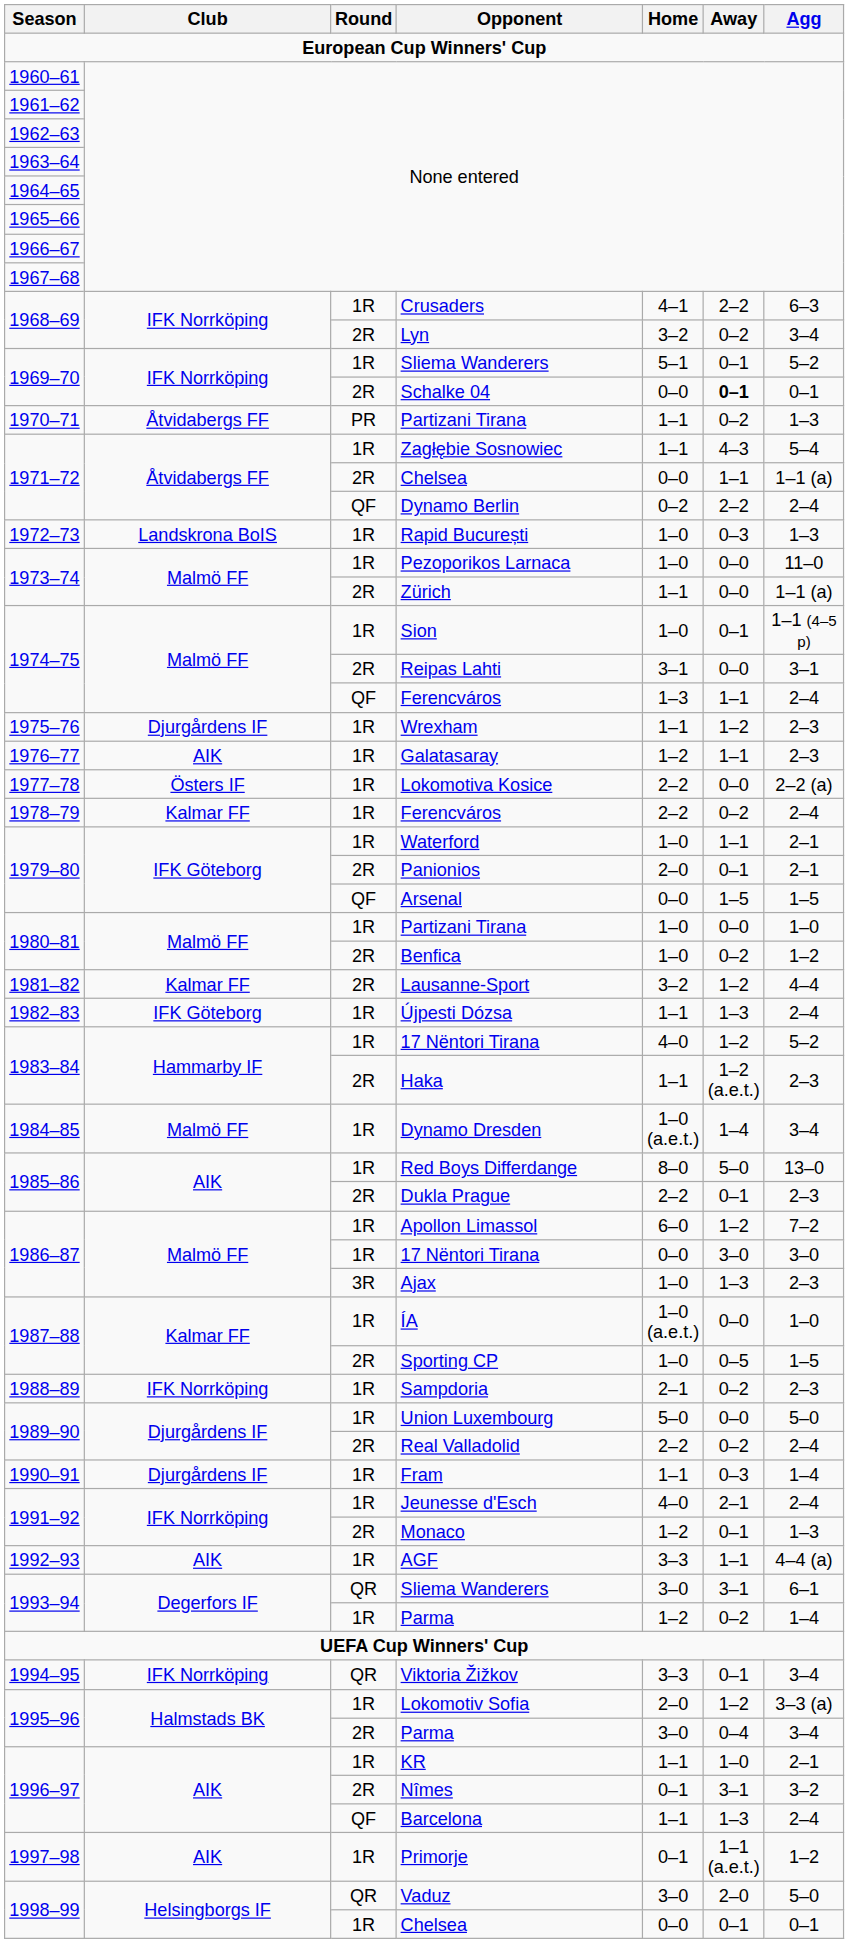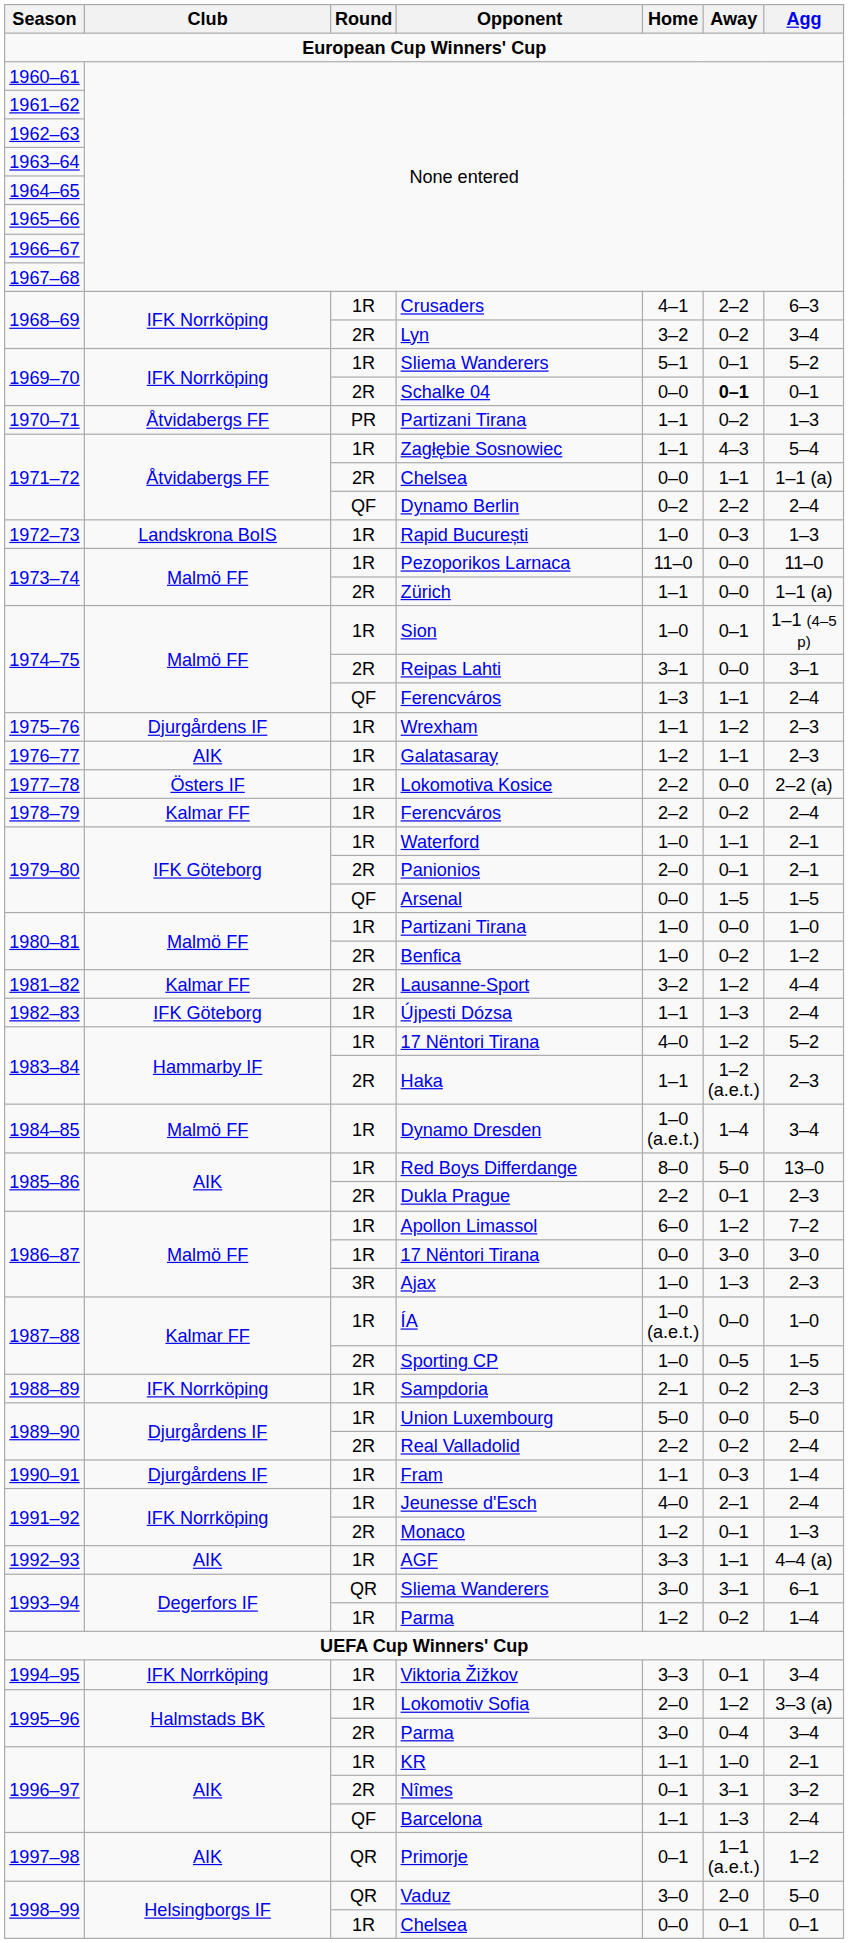(673, 563) 1–0 -> (673, 563) 11–0
(364, 1675) QR -> (364, 1675) 1R
(364, 1857) 1R -> (364, 1857) QR
